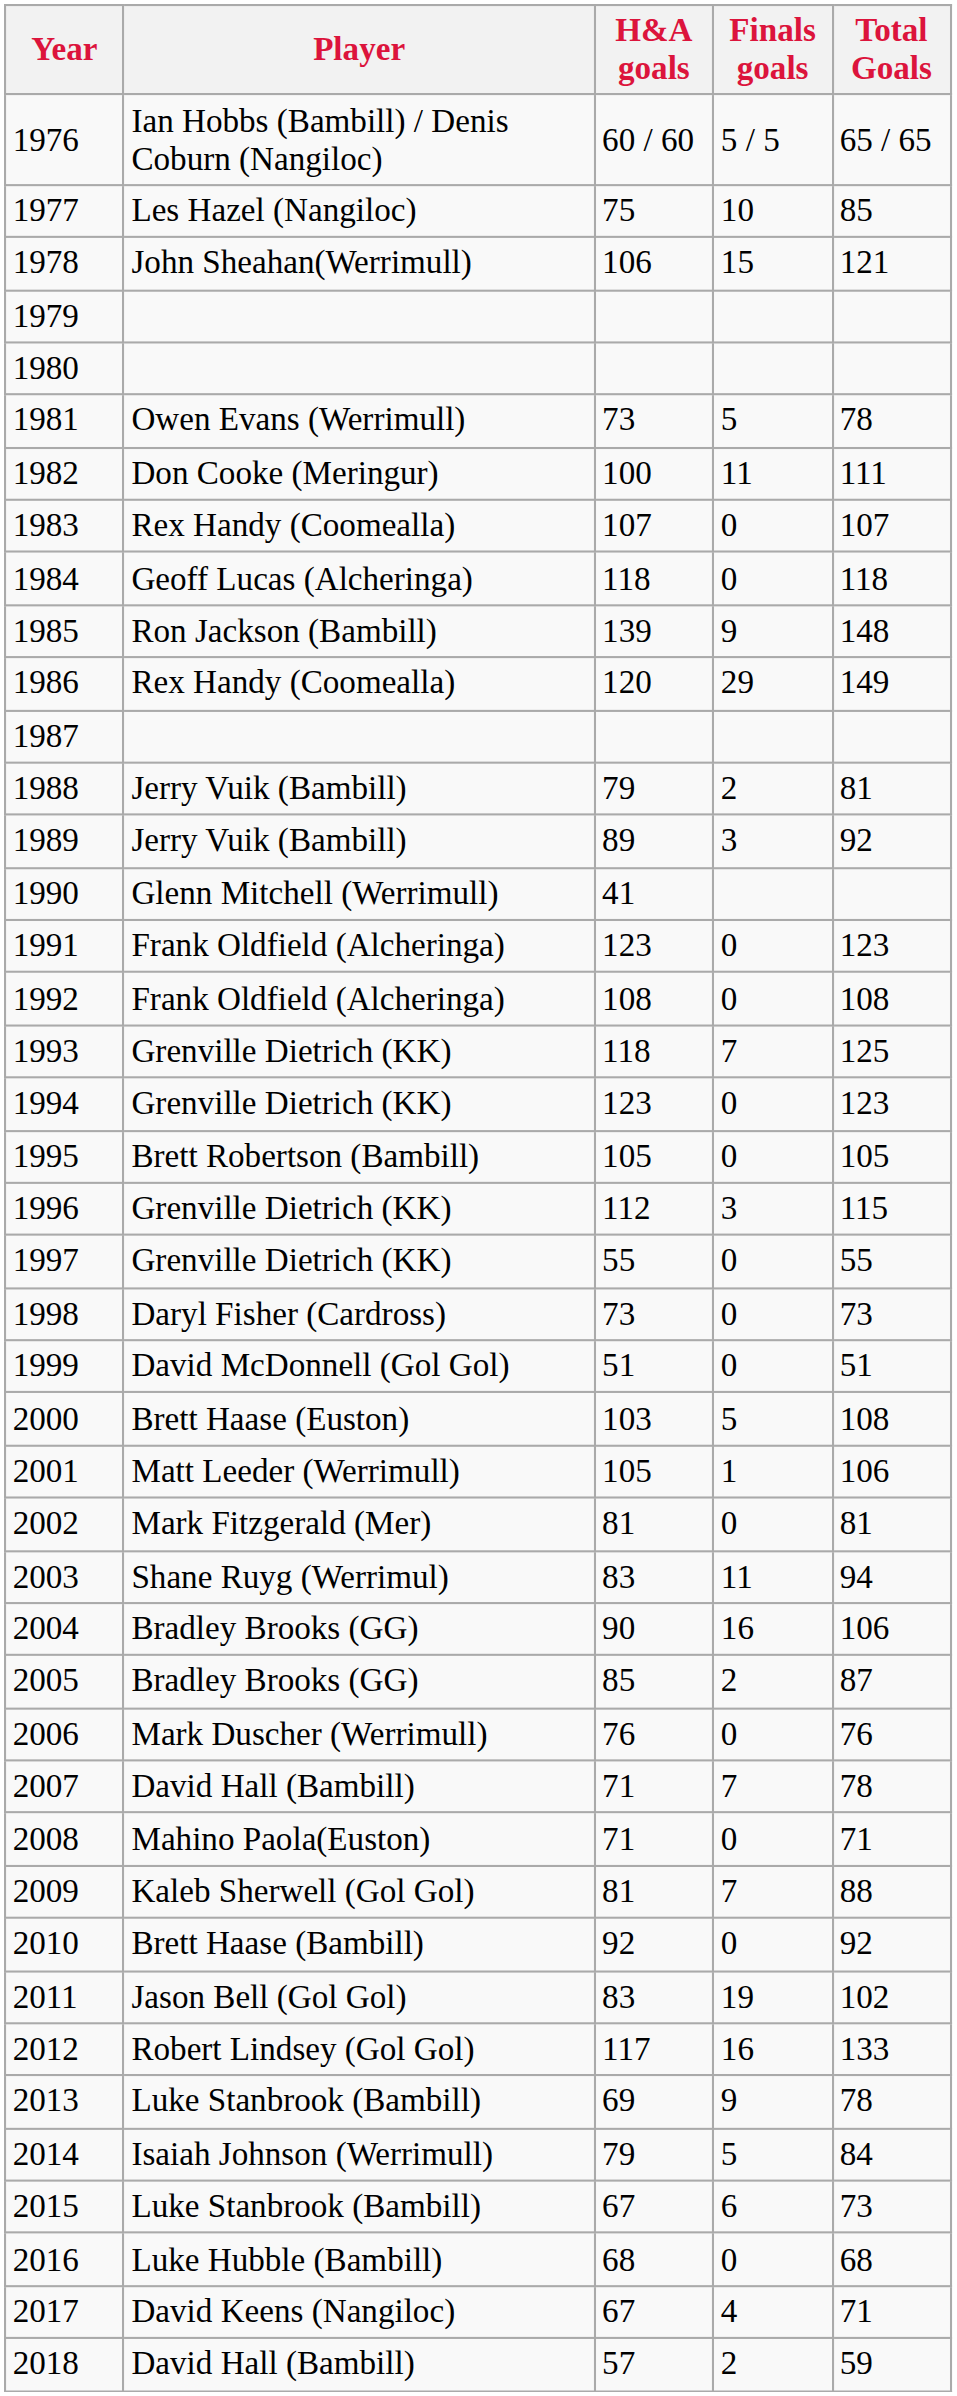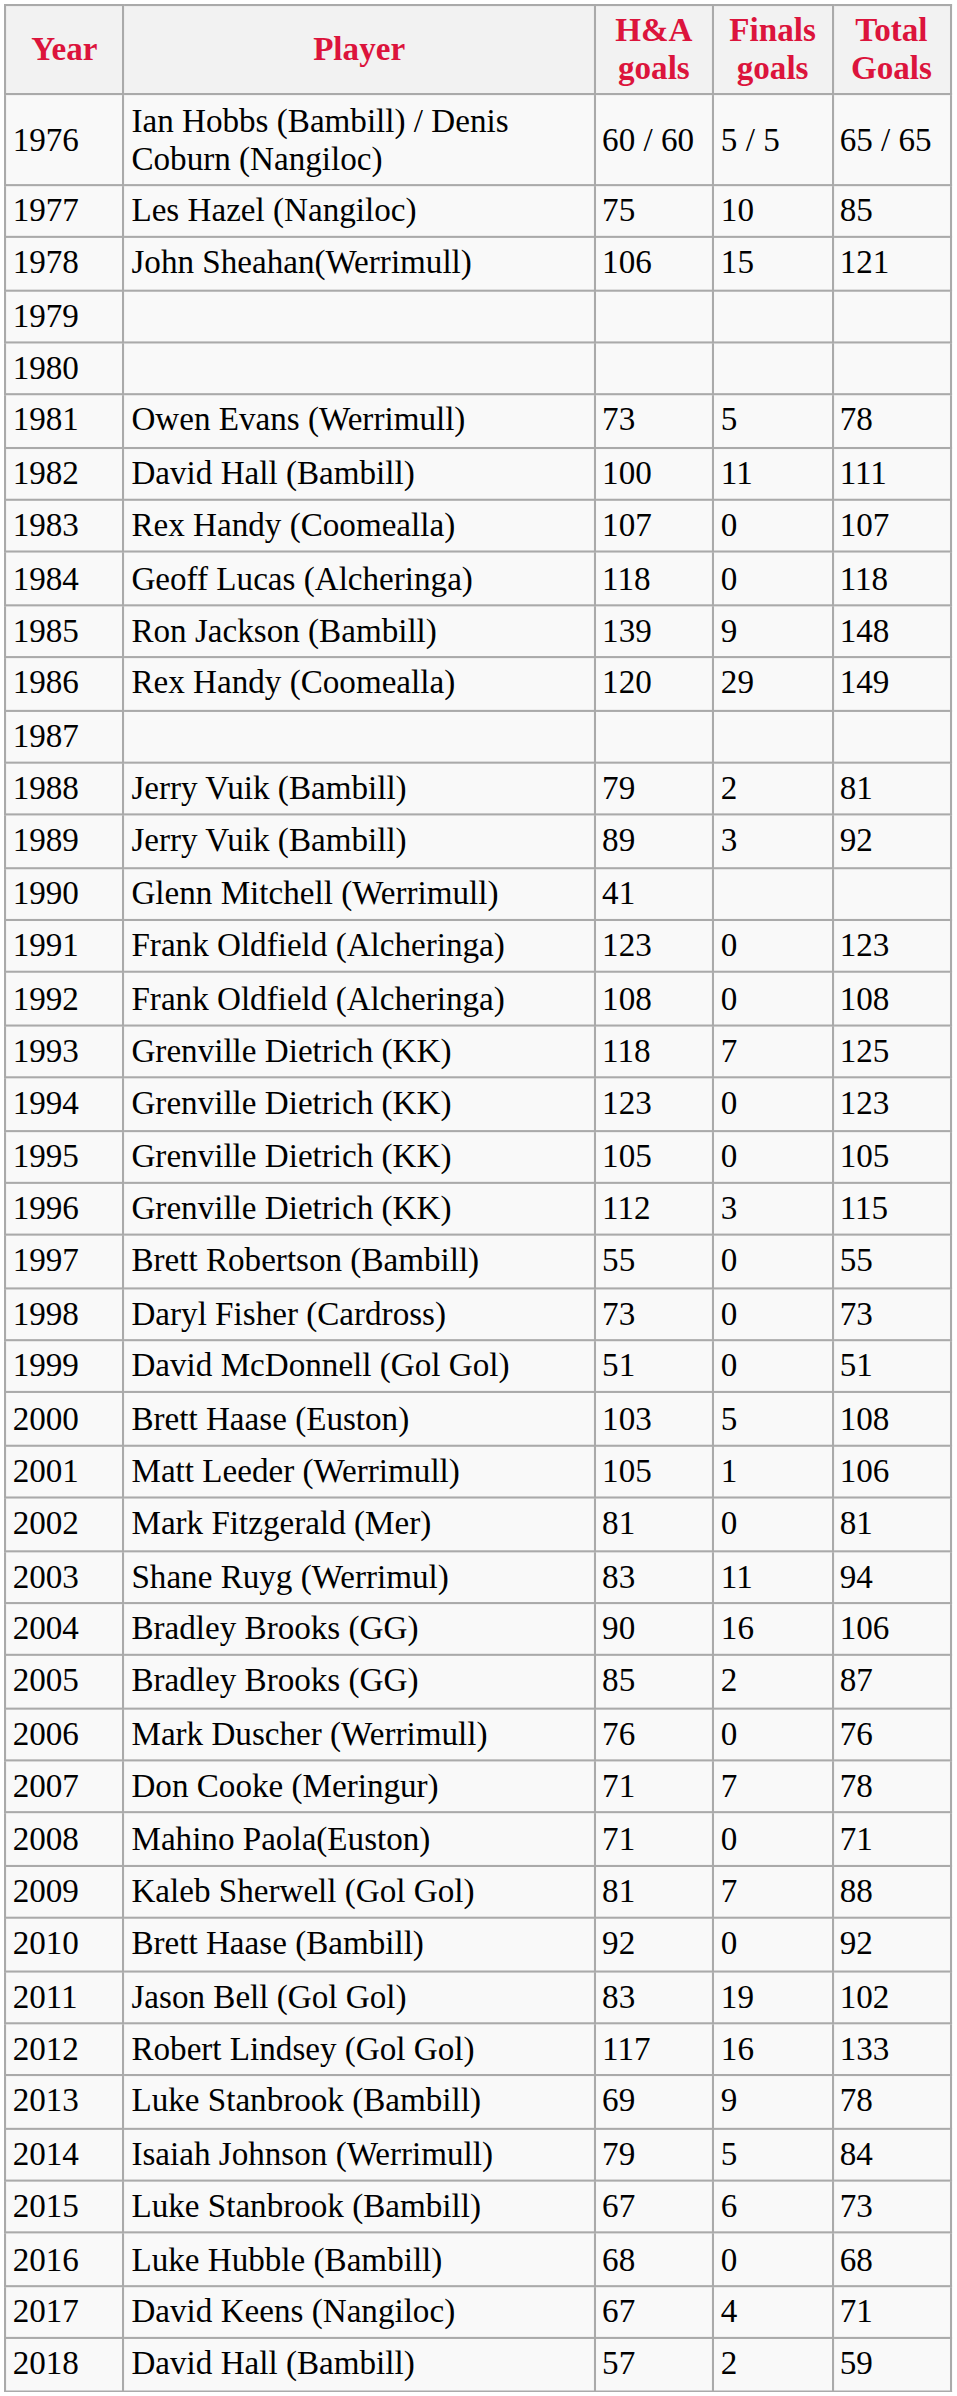(285, 472) Don Cooke (Meringur) -> (273, 472) David Hall (Bambill)
(305, 1155) Brett Robertson (Bambill) -> (291, 1155) Grenville Dietrich (KK)
(291, 1260) Grenville Dietrich (KK) -> (305, 1260) Brett Robertson (Bambill)
(273, 1786) David Hall (Bambill) -> (285, 1786) Don Cooke (Meringur)
